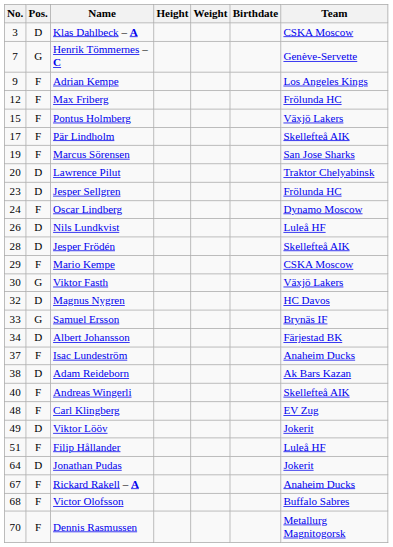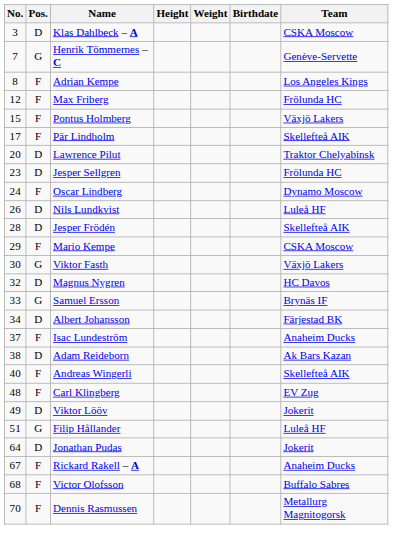(15, 81) 9 -> (15, 81) 8
- row: (91, 155)
(38, 447) F -> (38, 429) G
